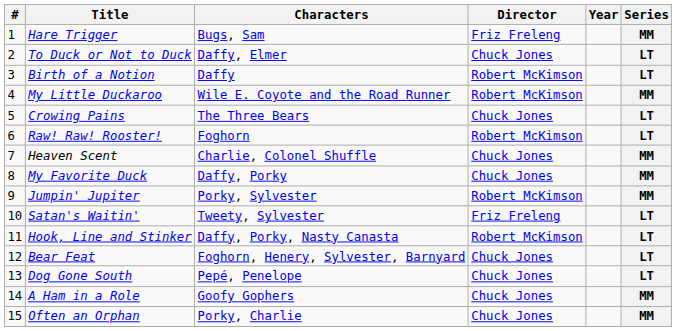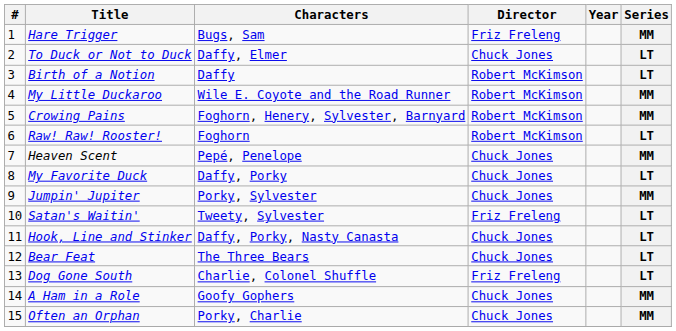(253, 115) The Three Bears -> (331, 115) Foghorn, Henery, Sylvester, Barnyard
(512, 115) Chuck Jones -> (527, 115) Robert McKimson
(647, 115) LT -> (647, 115) MM
(287, 155) Charlie, Colonel Shuffle -> (250, 155) Pepé, Penelope
(647, 176) MM -> (647, 176) LT
(527, 196) Robert McKimson -> (512, 196) Chuck Jones
(527, 236) Robert McKimson -> (512, 236) Chuck Jones
(331, 256) Foghorn, Henery, Sylvester, Barnyard -> (253, 256) The Three Bears
(250, 276) Pepé, Penelope -> (287, 276) Charlie, Colonel Shuffle
(512, 276) Chuck Jones -> (516, 276) Friz Freleng
